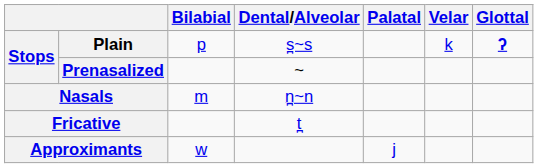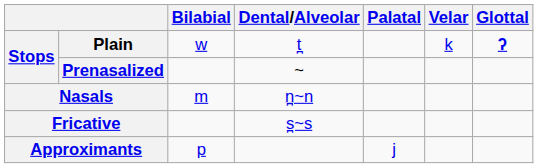(201, 44) p -> (201, 44) w
(299, 44) s̪~s -> (299, 44) t̪
(299, 123) t̪ -> (299, 123) s̪~s
(201, 149) w -> (201, 149) p
